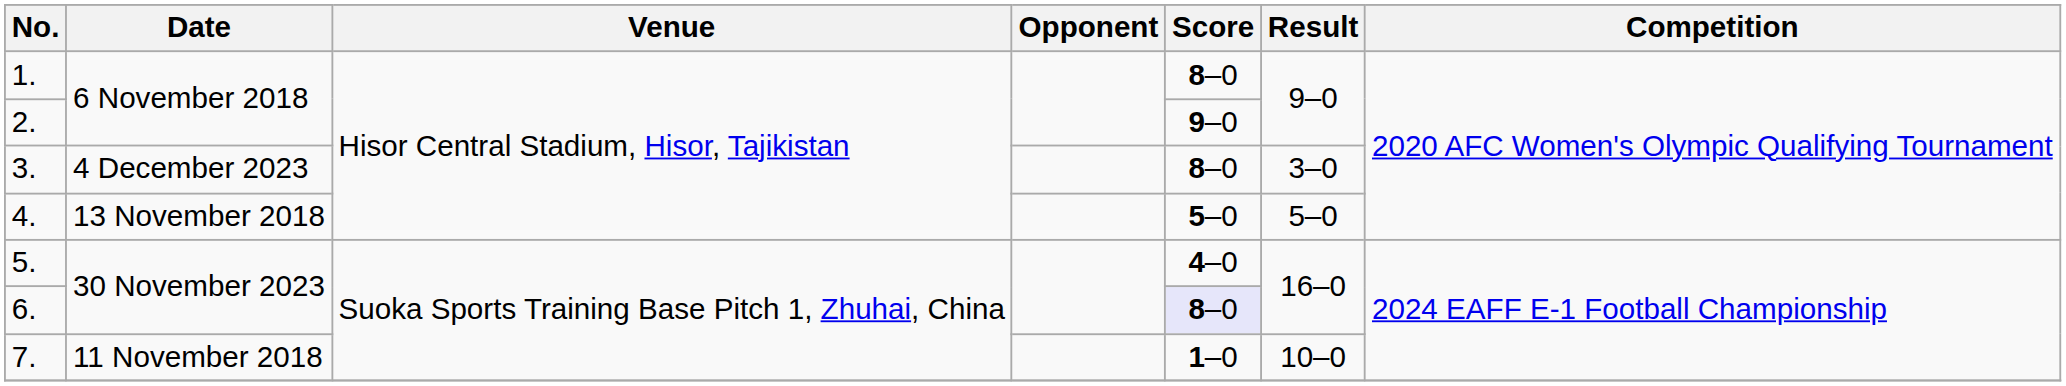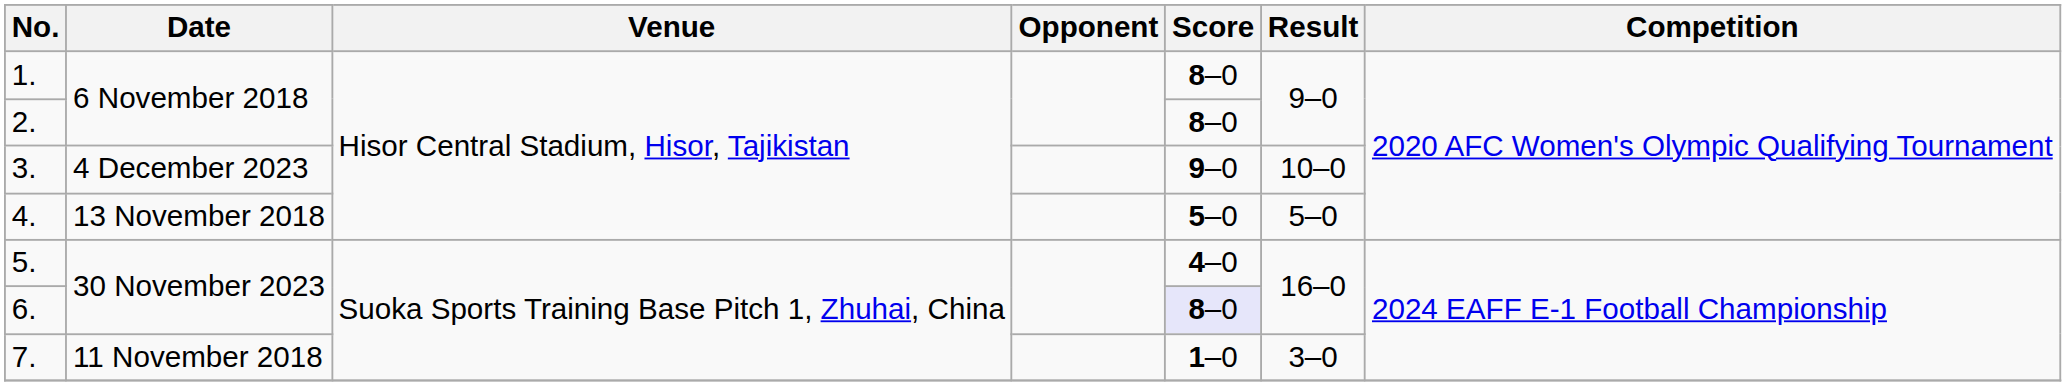(1213, 121) 9–0 -> (1213, 121) 8–0
(1213, 168) 8–0 -> (1213, 168) 9–0
(1313, 168) 3–0 -> (1313, 168) 10–0
(1313, 356) 10–0 -> (1313, 356) 3–0
